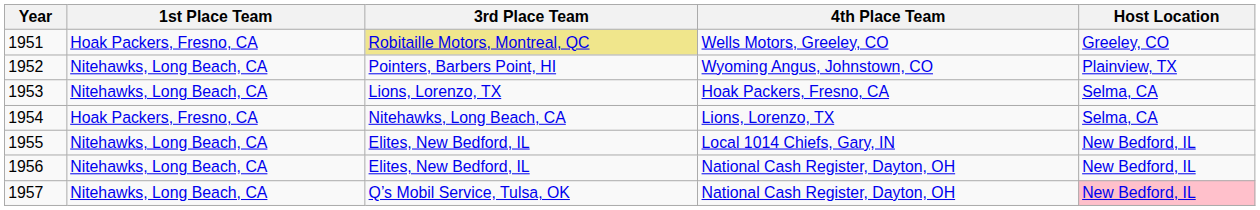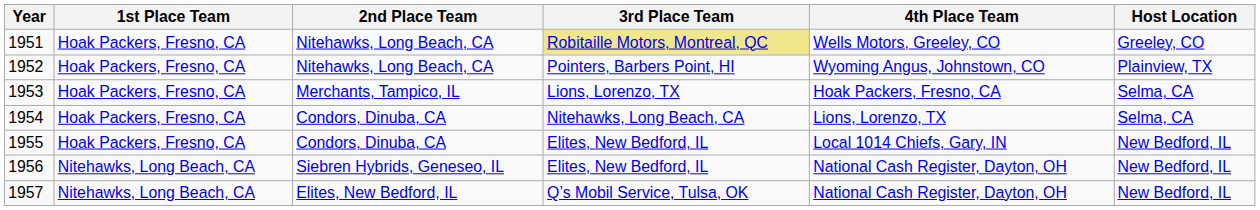+ column: (418, 17)
(169, 67) Nitehawks, Long Beach, CA -> (152, 67) Hoak Packers, Fresno, CA
(169, 92) Nitehawks, Long Beach, CA -> (152, 92) Hoak Packers, Fresno, CA
(169, 142) Nitehawks, Long Beach, CA -> (152, 142) Hoak Packers, Fresno, CA
(1139, 192) pink background -> (1174, 192) no background
